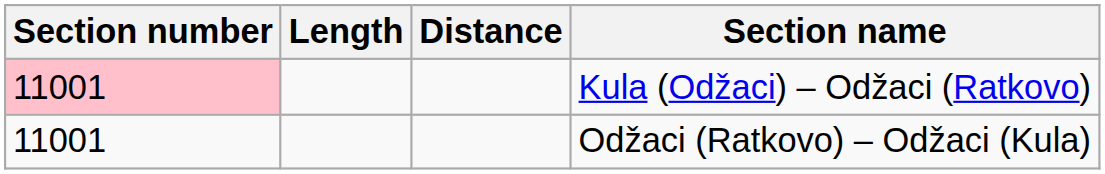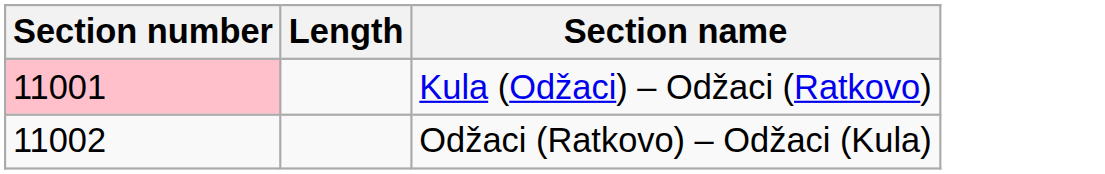- column: (491, 31)
(60, 140) 11001 -> (60, 140) 11002
